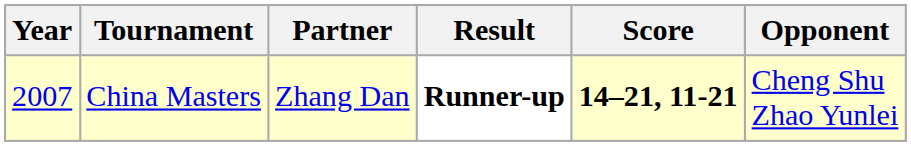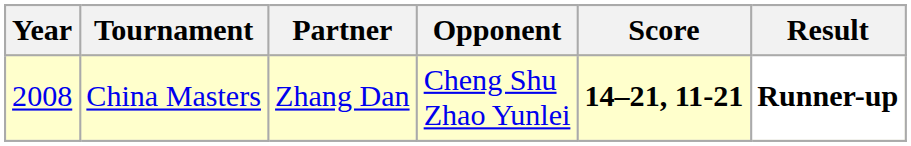columns swapped: (825, 29) <-> (494, 29)
(42, 97) 2007 -> (42, 97) 2008
